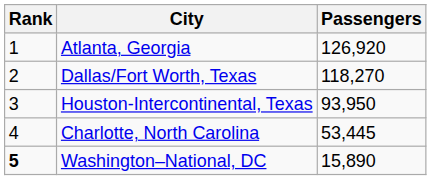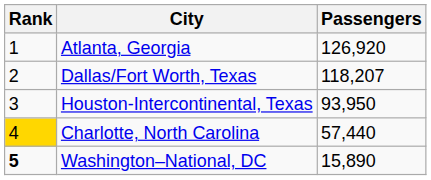(353, 76) 118,270 -> (353, 76) 118,207
(14, 133) no background -> (14, 133) gold background
(348, 133) 53,445 -> (348, 133) 57,440
